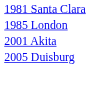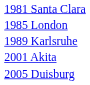+ row: (41, 41)
